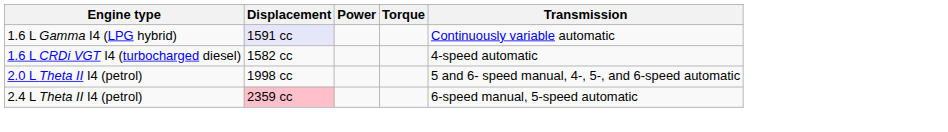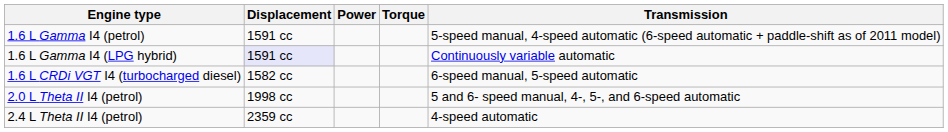+ row: (76, 35)
(484, 55) 4-speed automatic -> (534, 76) 6-speed manual, 5-speed automatic
(270, 96) pink background -> (270, 117) no background
(534, 96) 6-speed manual, 5-speed automatic -> (484, 117) 4-speed automatic
